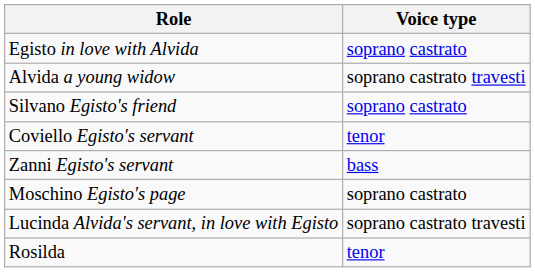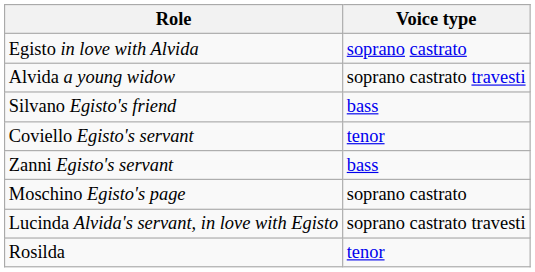(407, 106) soprano castrato -> (363, 106) bass
